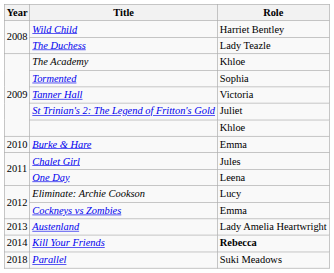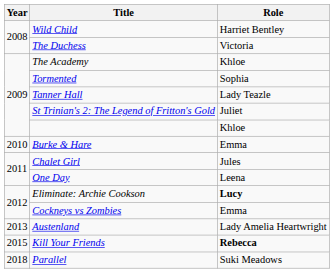(245, 45) Lady Teazle -> (237, 45) Victoria
(237, 95) Victoria -> (245, 95) Lady Teazle
(231, 194) normal -> (231, 194) bold
(17, 243) 2014 -> (17, 243) 2015
